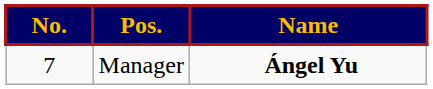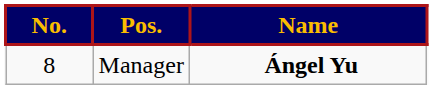(49, 64) 7 -> (49, 64) 8
